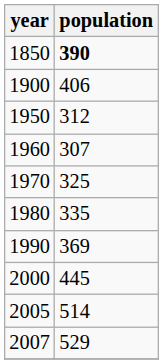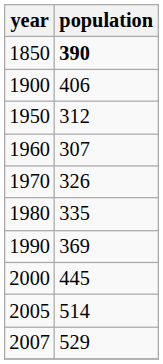(75, 181) 325 -> (75, 181) 326
